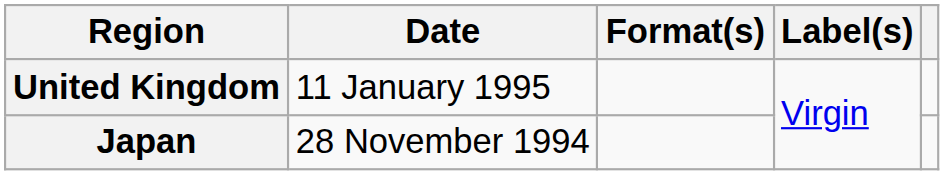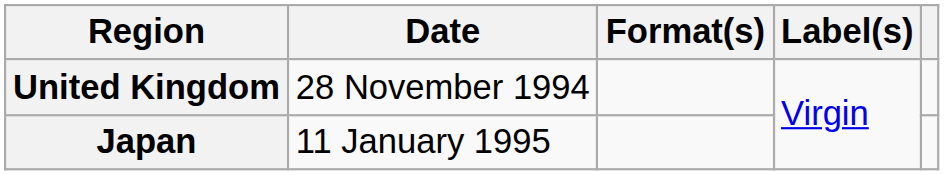(423, 86) 11 January 1995 -> (443, 86) 28 November 1994
(443, 141) 28 November 1994 -> (423, 141) 11 January 1995
